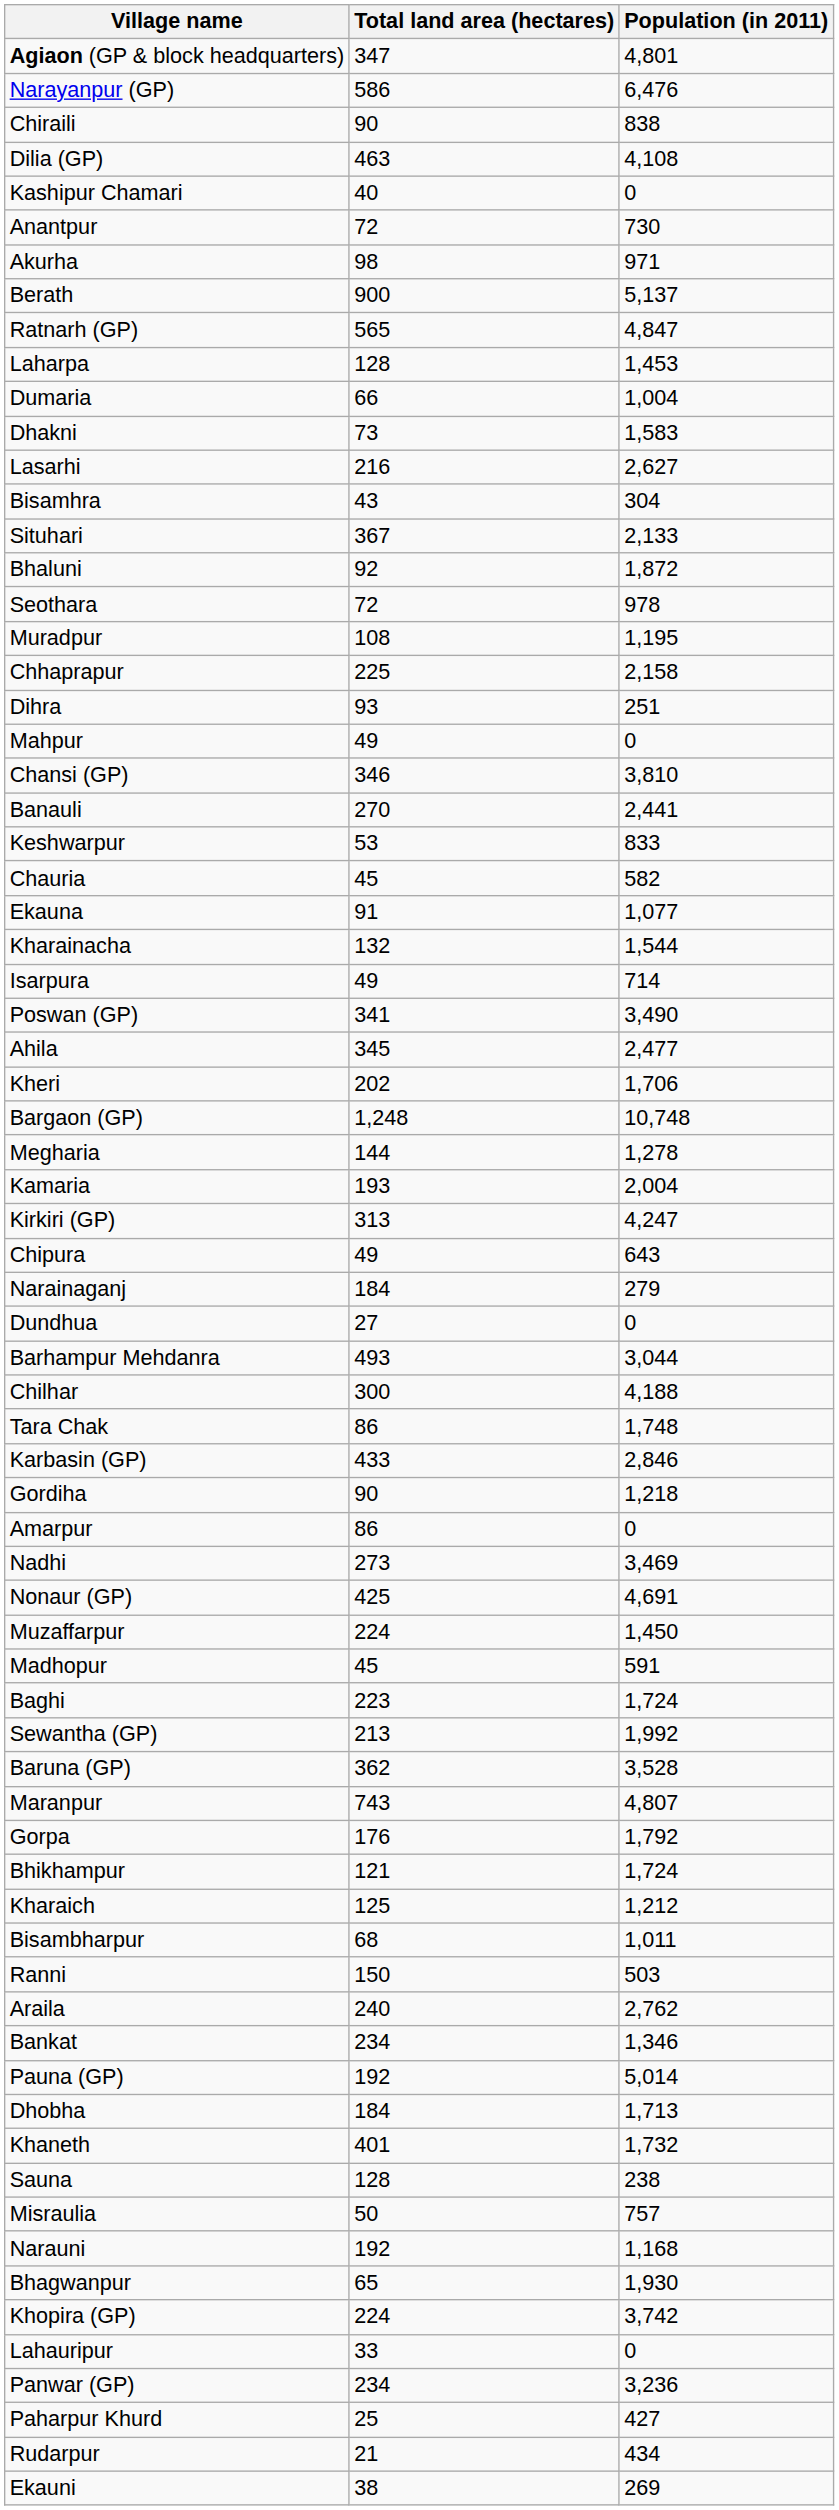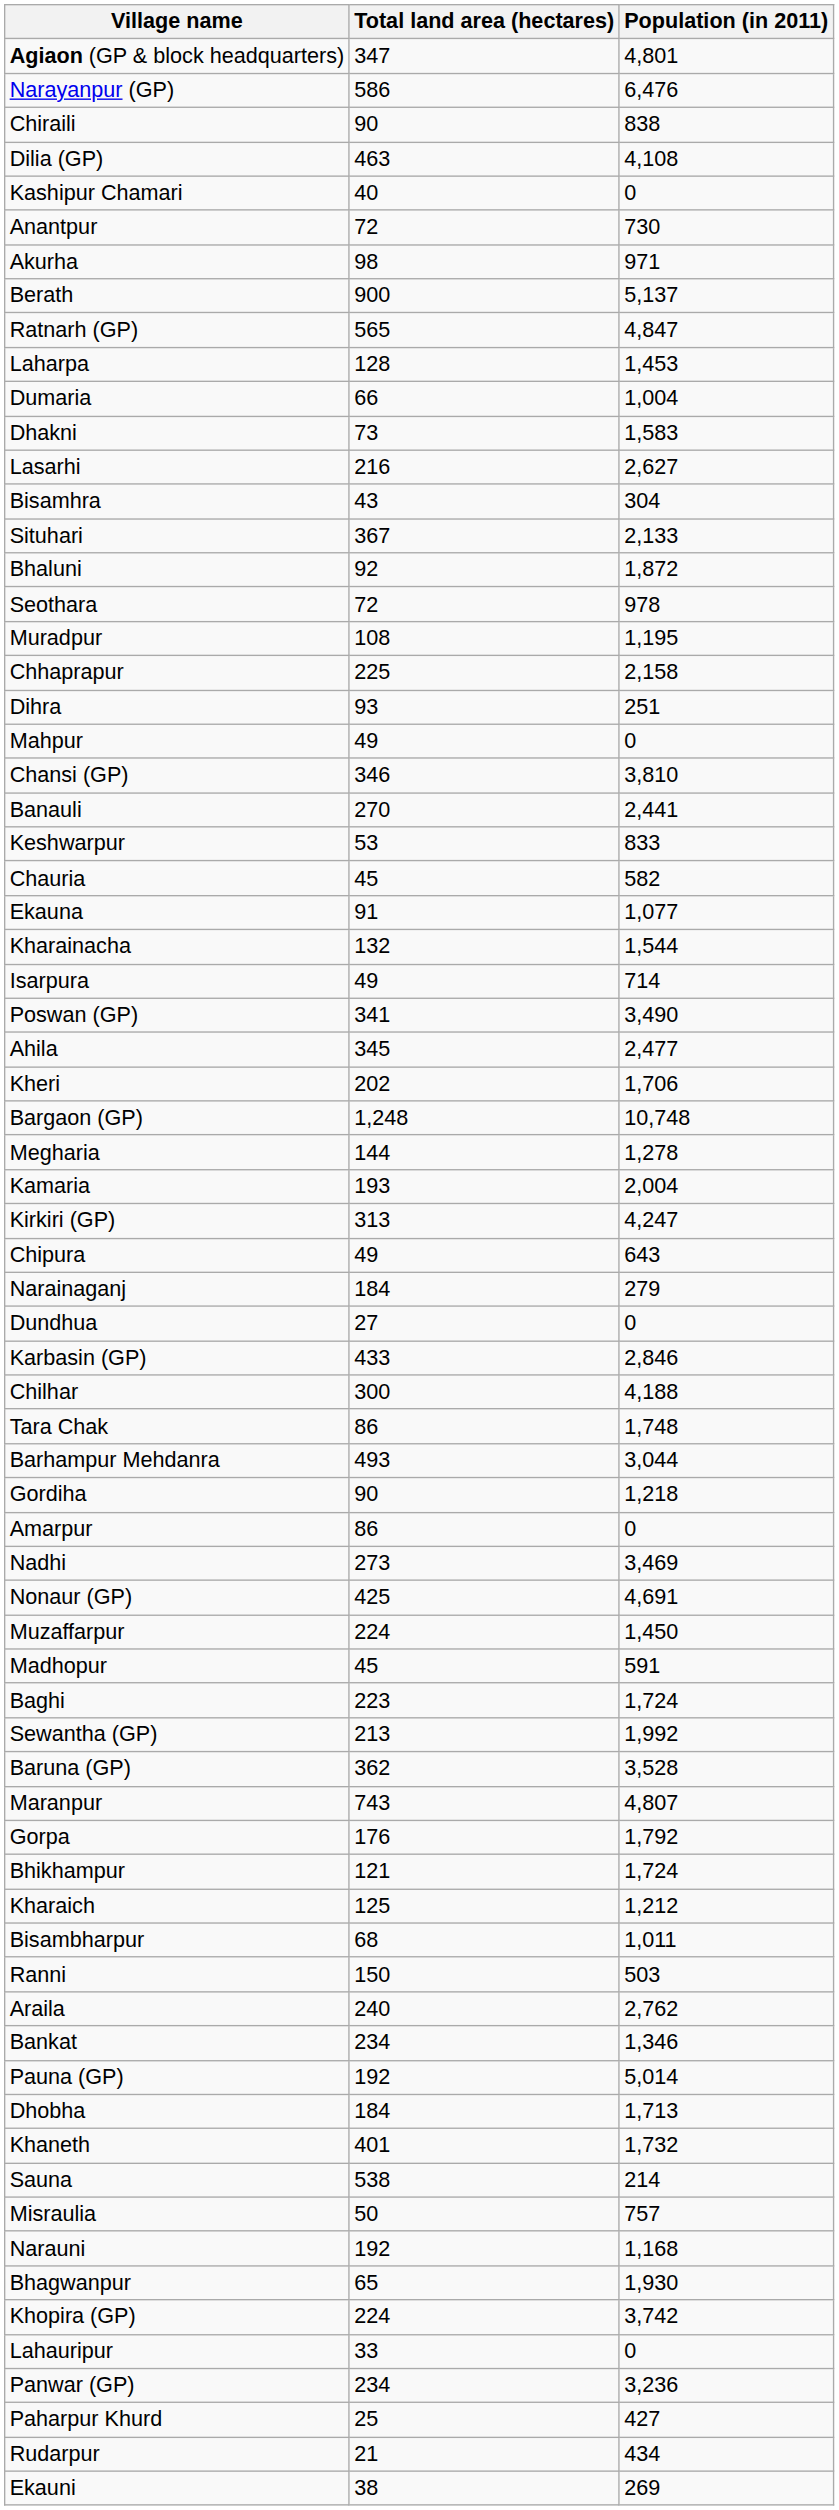rows swapped: (115, 1357) <-> (78, 1460)
(372, 2179) 128 -> (372, 2179) 538
(642, 2179) 238 -> (642, 2179) 214
